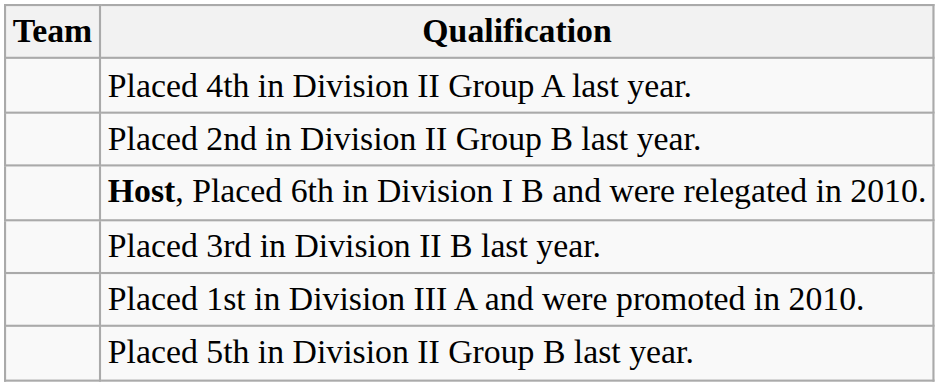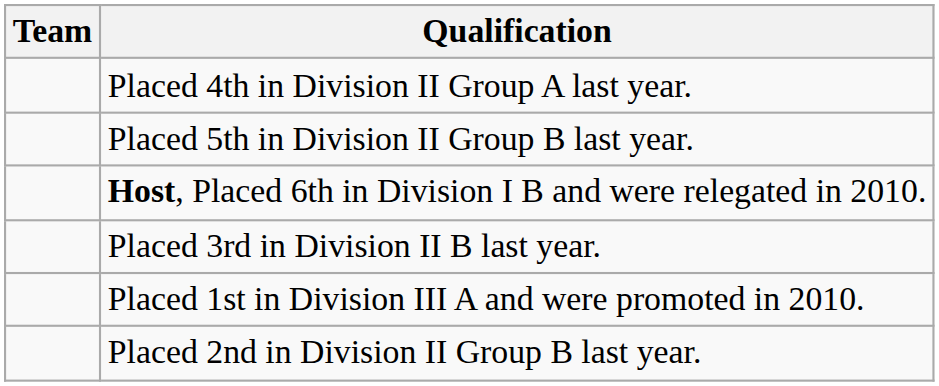rows swapped: (401, 352) <-> (405, 138)
